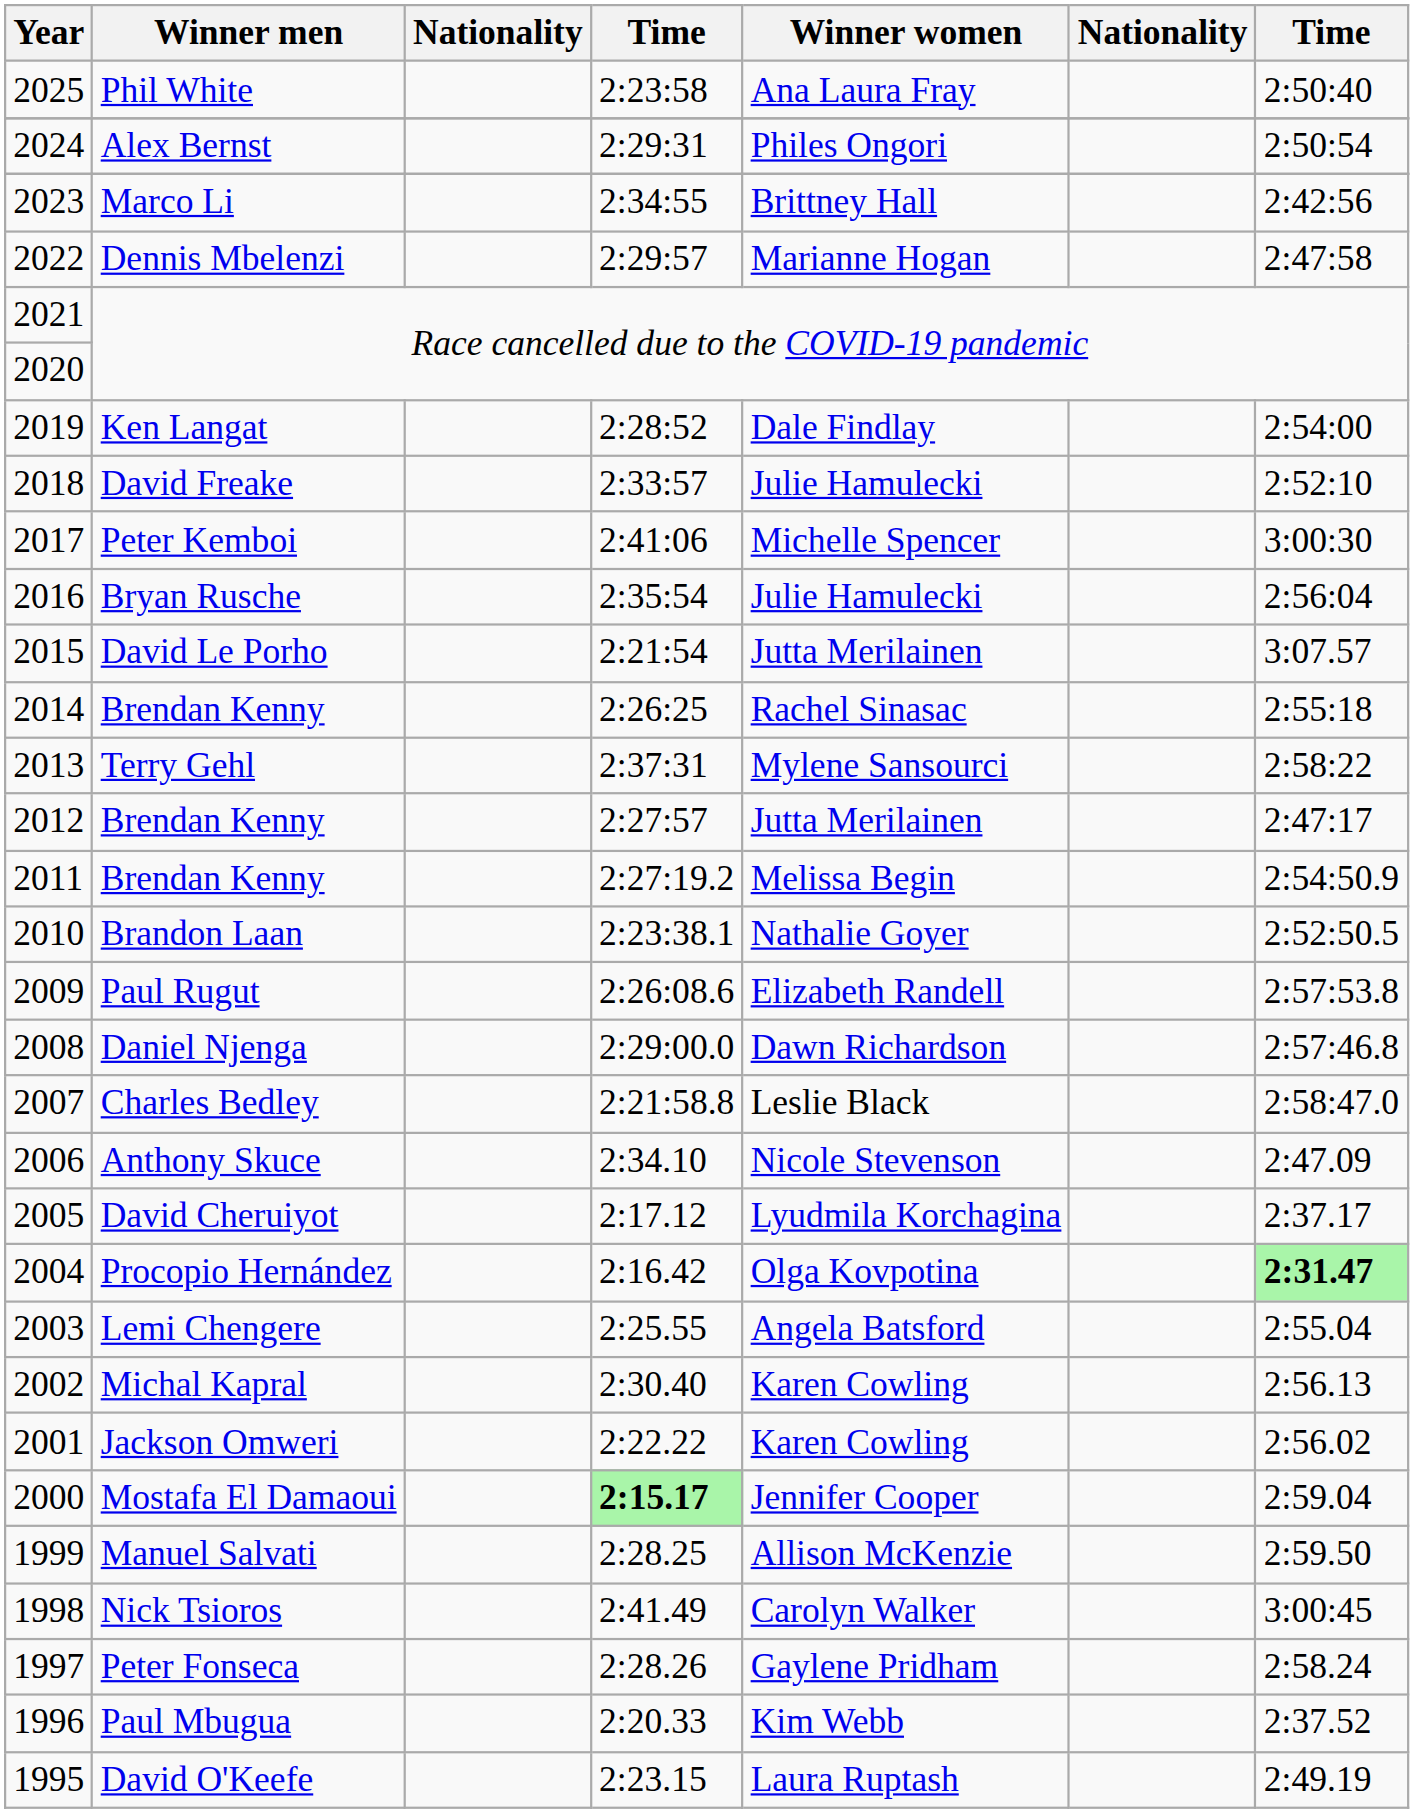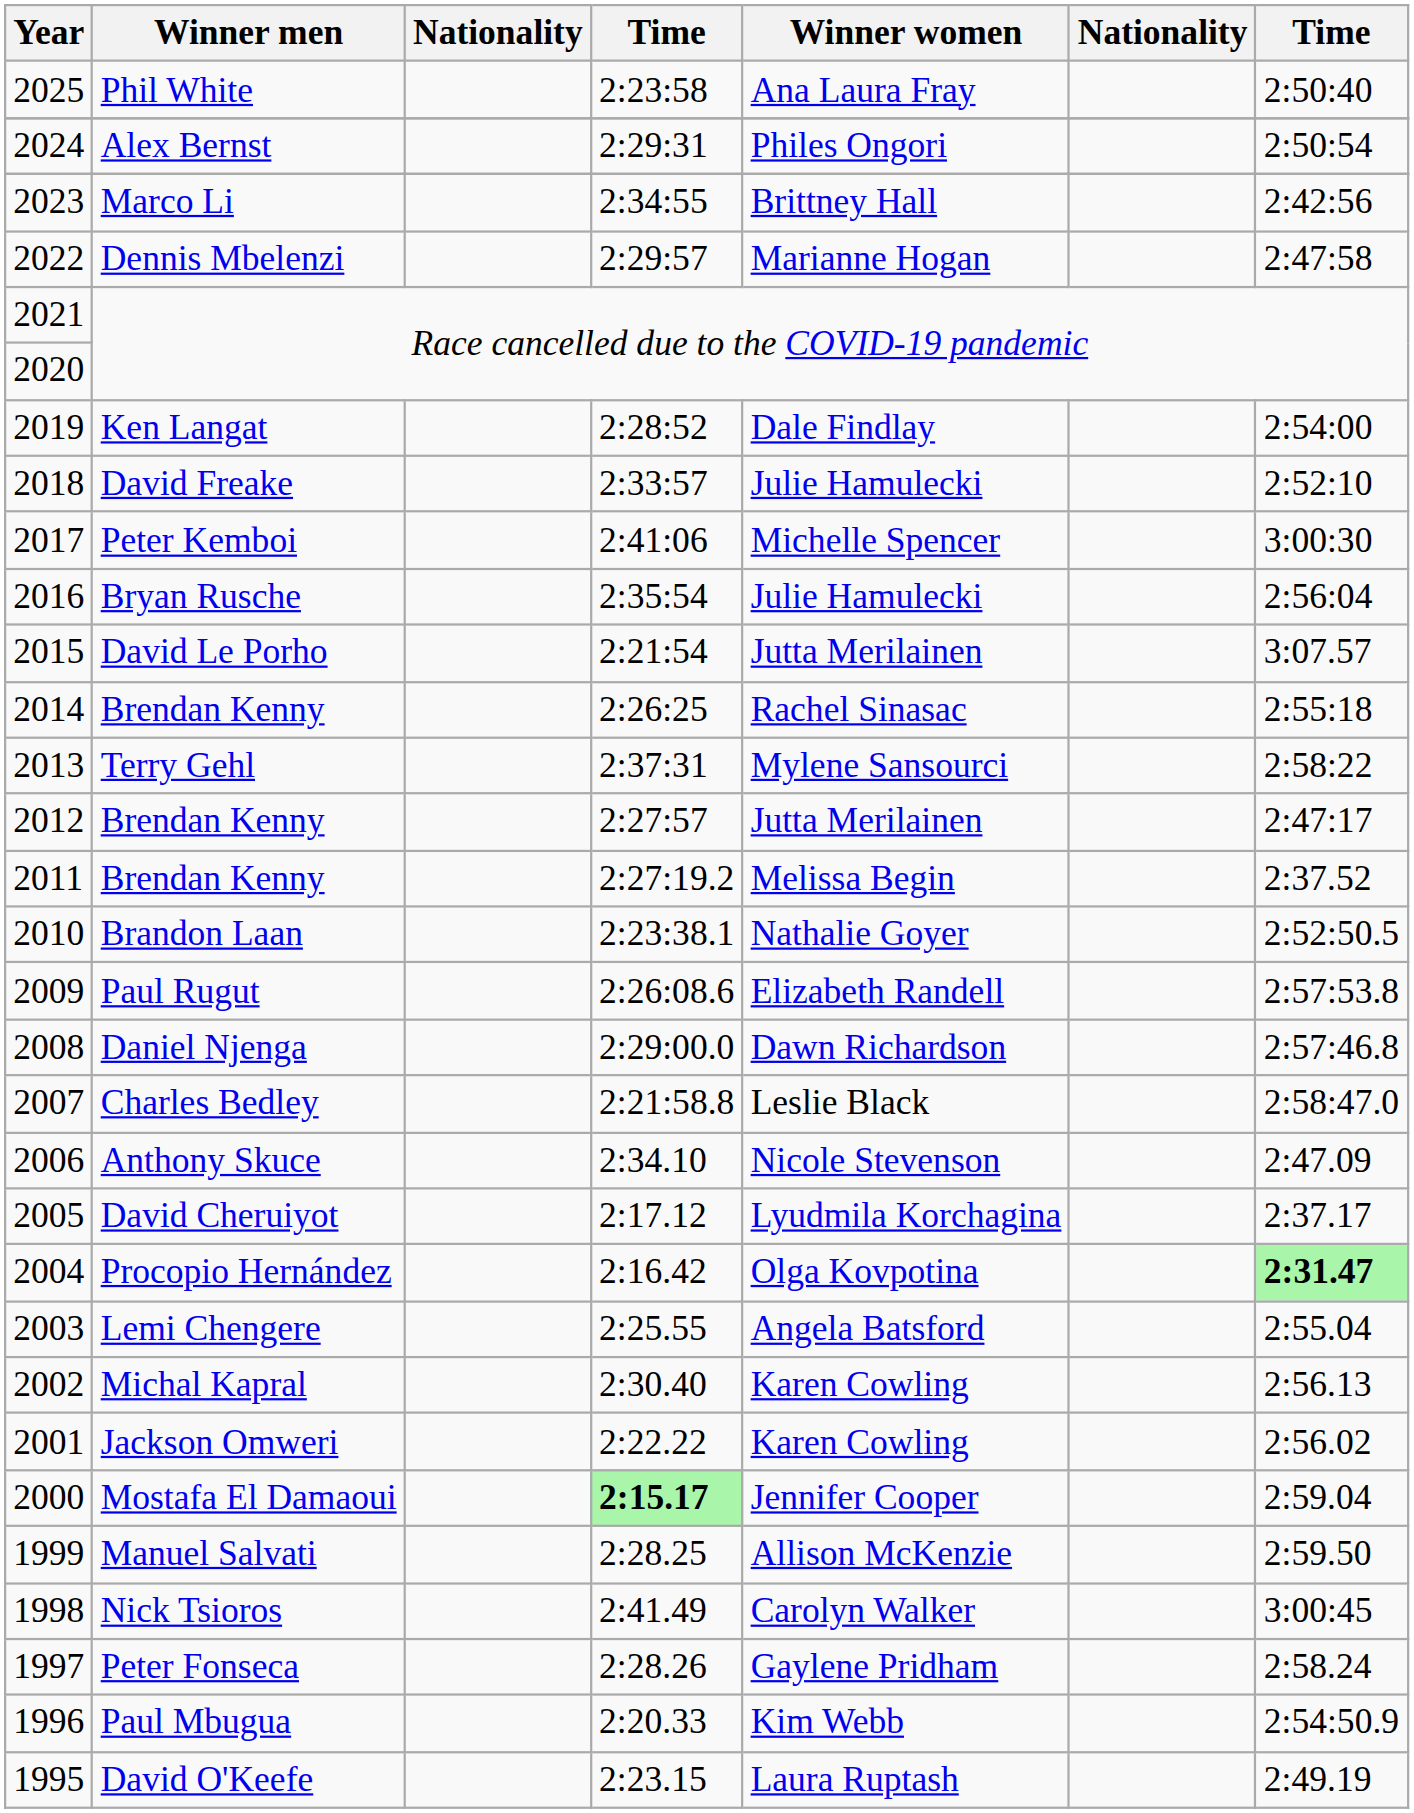(1331, 877) 2:54:50.9 -> (1318, 877) 2:37.52
(1318, 1722) 2:37.52 -> (1331, 1722) 2:54:50.9
